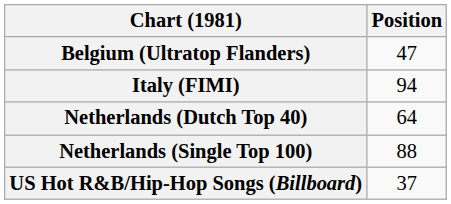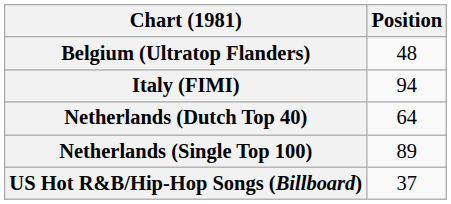(407, 53) 47 -> (407, 53) 48
(407, 150) 88 -> (407, 150) 89
